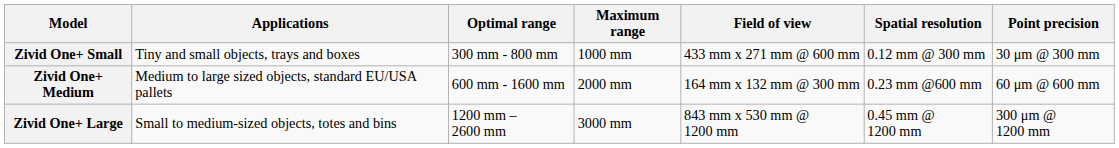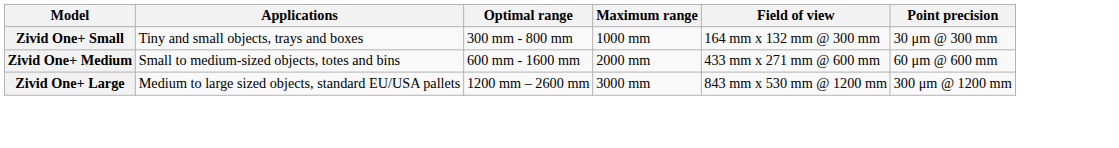- column: (928, 23)
(772, 54) 433 mm x 271 mm @ 600 mm -> (792, 38) 164 mm x 132 mm @ 300 mm
(276, 84) Medium to large sized objects, standard EU/USA pallets -> (269, 60) Small to medium-sized objects, totes and bins
(772, 84) 164 mm x 132 mm @ 300 mm -> (792, 60) 433 mm x 271 mm @ 600 mm
(266, 123) Small to medium-sized objects, totes and bins -> (300, 83) Medium to large sized objects, standard EU/USA pallets
